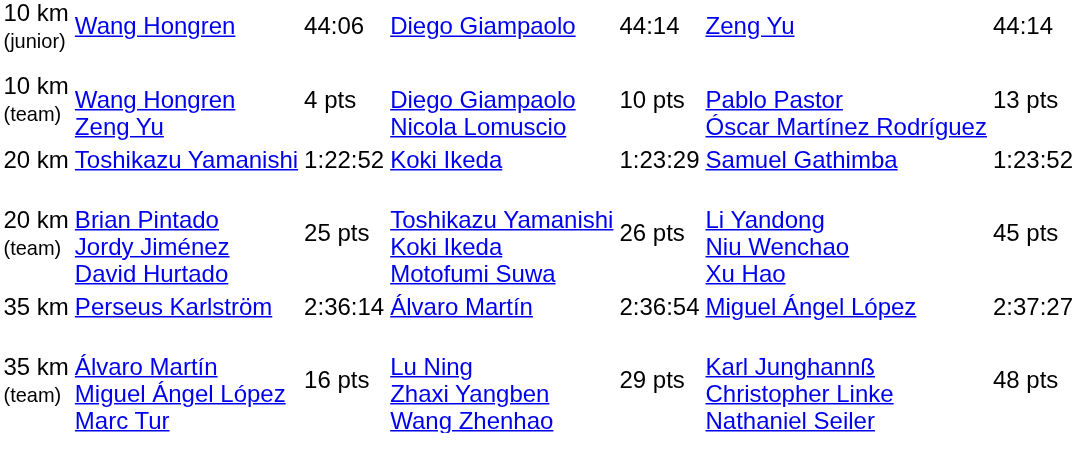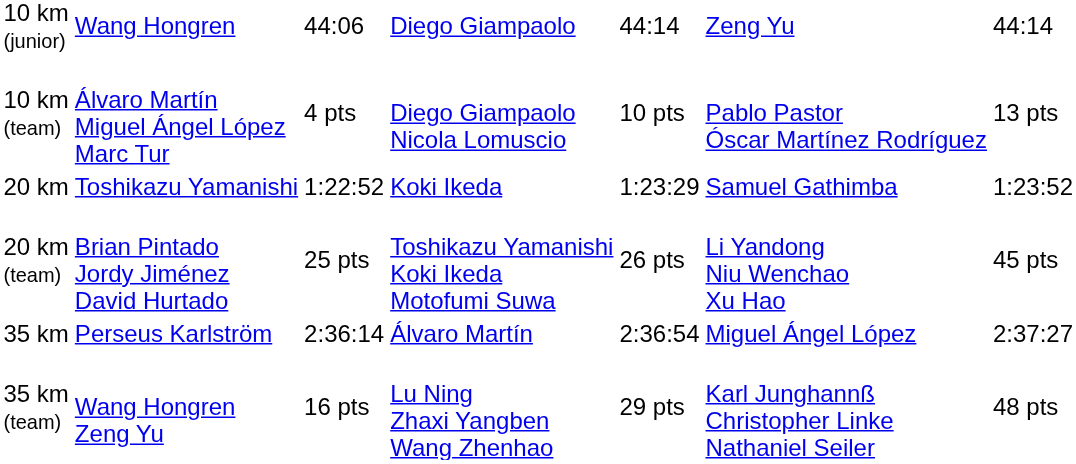(155, 113) Wang Hongren Zeng Yu -> (180, 126) Álvaro Martín Miguel Ángel López Marc Tur
(180, 393) Álvaro Martín Miguel Ángel López Marc Tur -> (155, 420) Wang Hongren Zeng Yu
